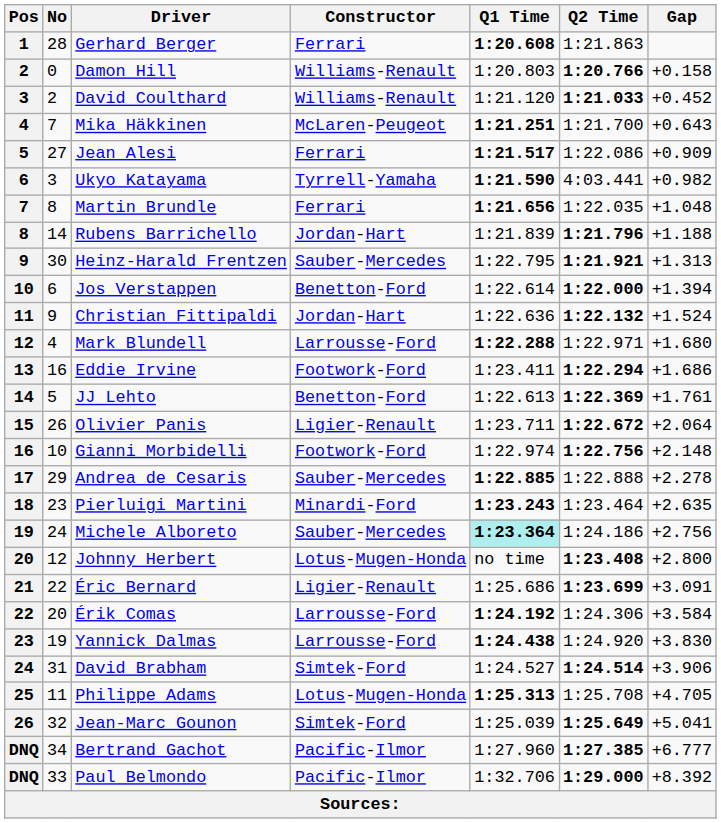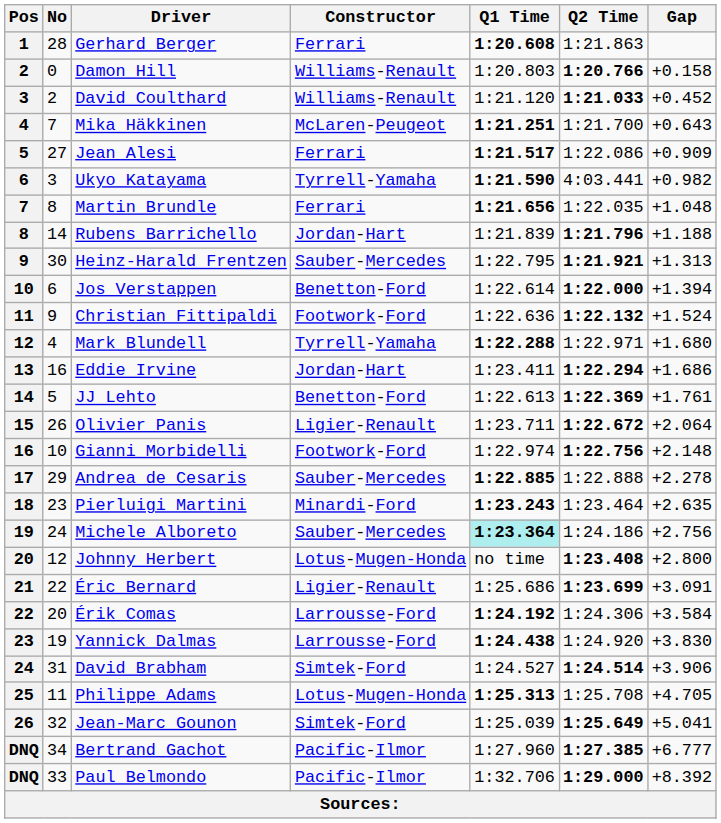(350, 317) Jordan-Hart -> (360, 317) Footwork-Ford
(365, 344) Larrousse-Ford -> (365, 344) Tyrrell-Yamaha
(360, 371) Footwork-Ford -> (350, 371) Jordan-Hart
